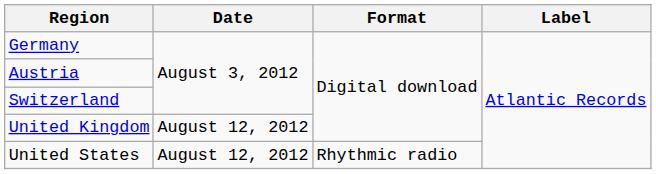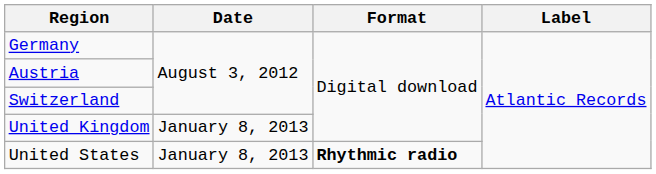(233, 128) August 12, 2012 -> (233, 128) January 8, 2013
(233, 155) August 12, 2012 -> (233, 155) January 8, 2013
(387, 155) normal -> (387, 155) bold
